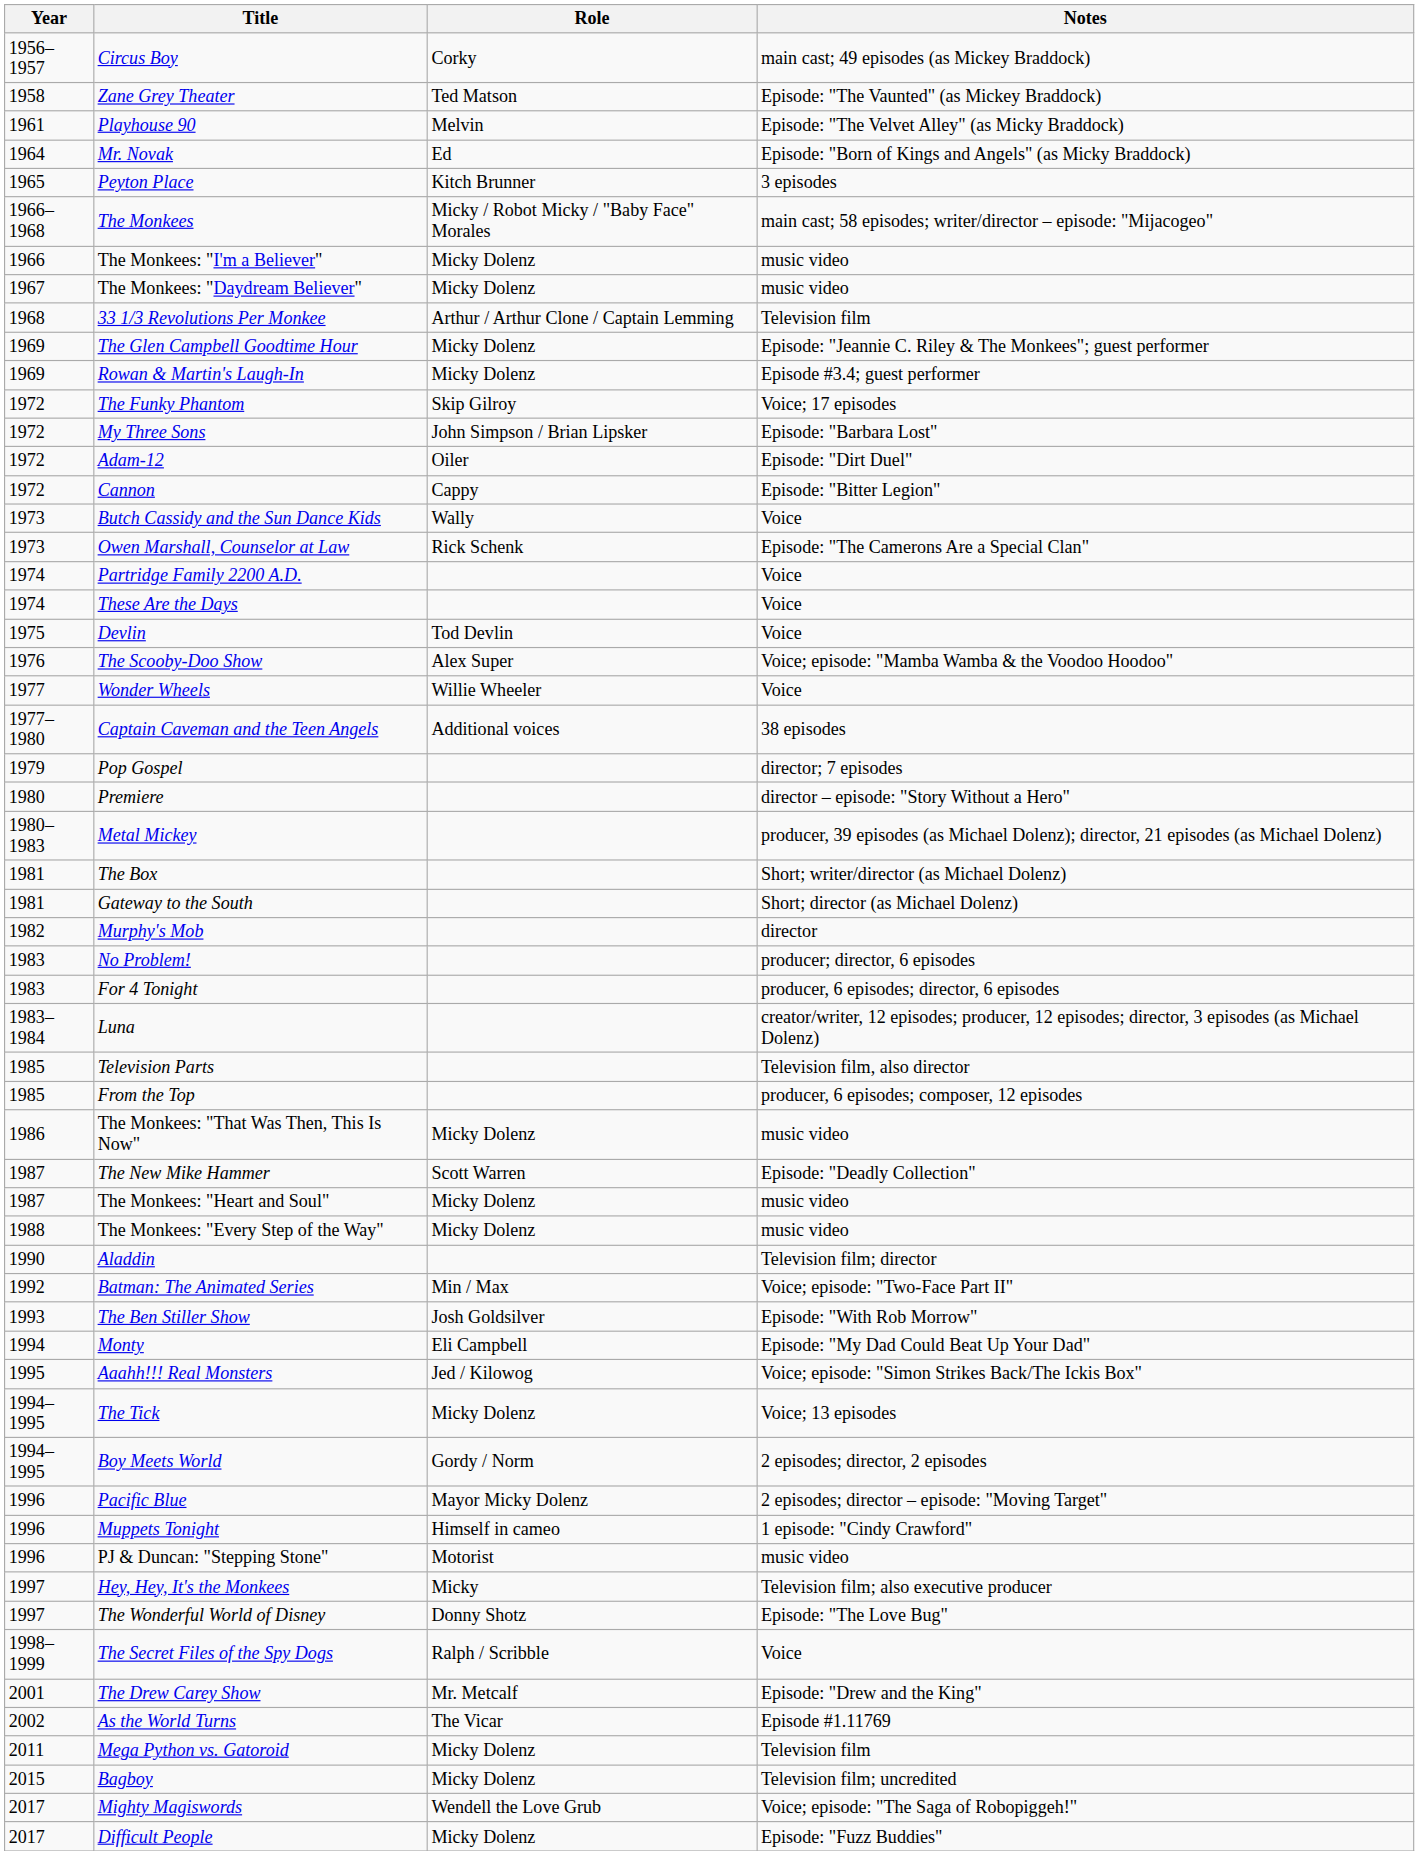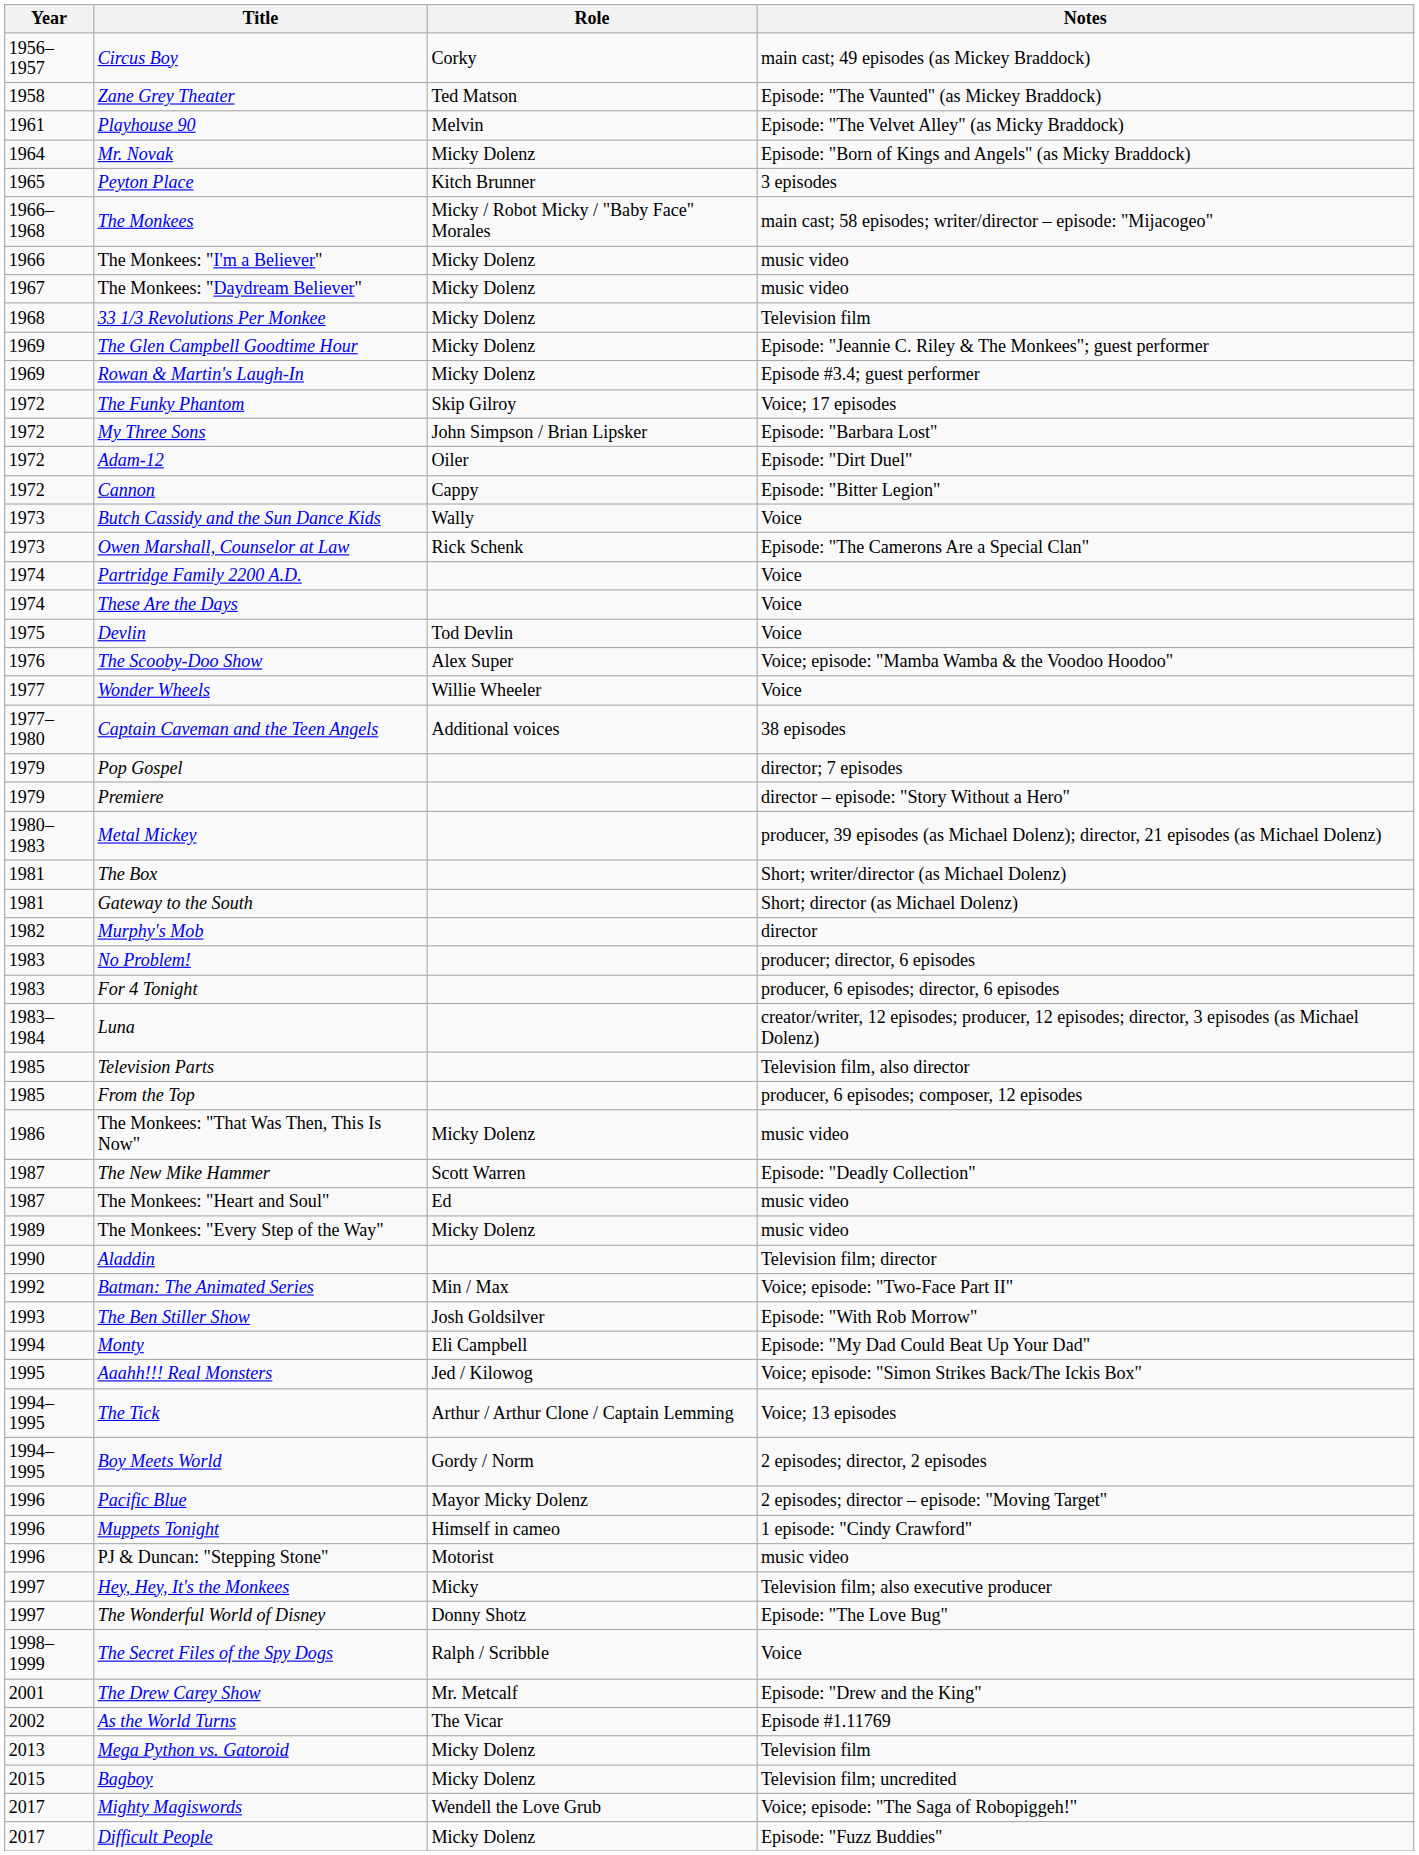(441, 153) Ed -> (483, 153) Micky Dolenz
(583, 317) Arthur / Arthur Clone / Captain Lemming -> (483, 317) Micky Dolenz
(27, 796) 1980 -> (27, 796) 1979
(483, 1201) Micky Dolenz -> (441, 1201) Ed
(27, 1230) 1988 -> (27, 1230) 1989
(483, 1412) Micky Dolenz -> (583, 1412) Arthur / Arthur Clone / Captain Lemming
(26, 1750) 2011 -> (27, 1750) 2013
